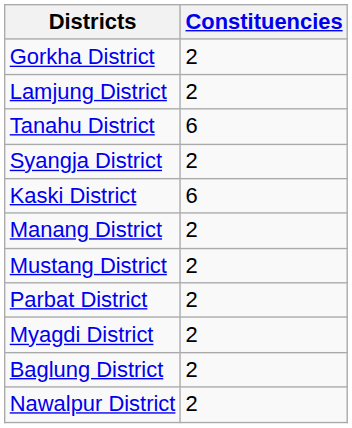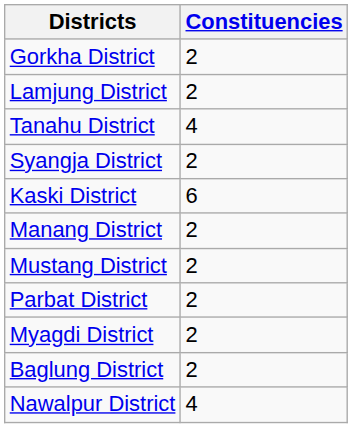(192, 126) 6 -> (192, 126) 4
(192, 404) 2 -> (192, 404) 4
